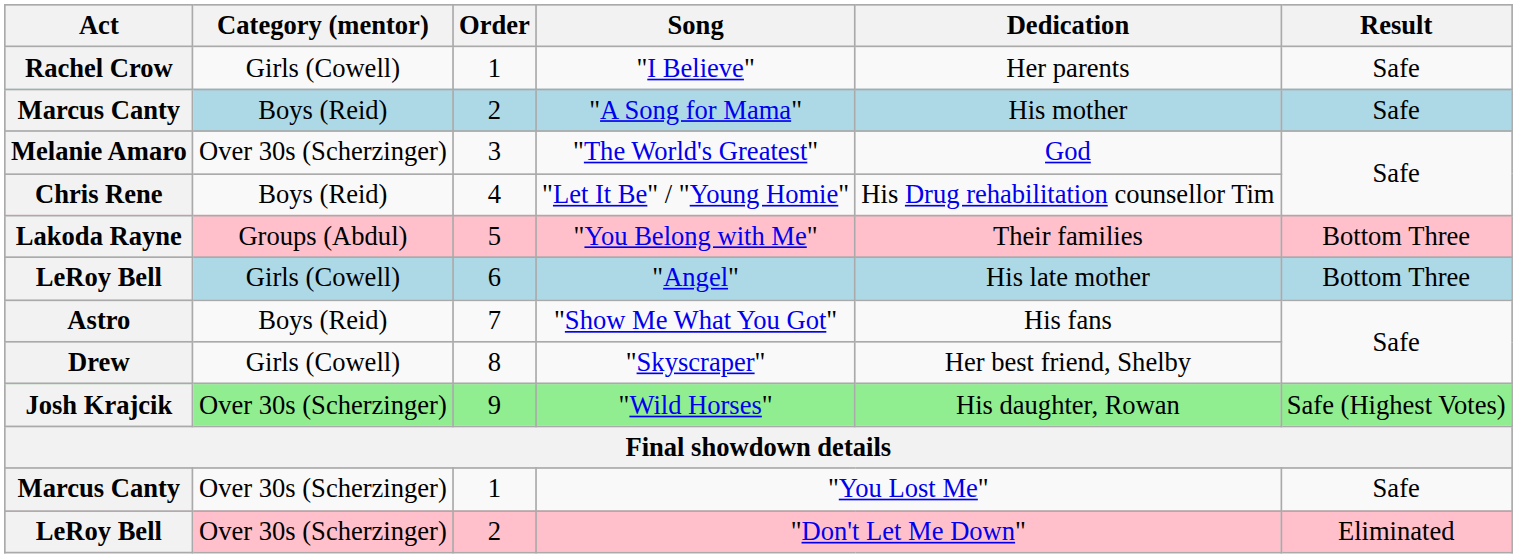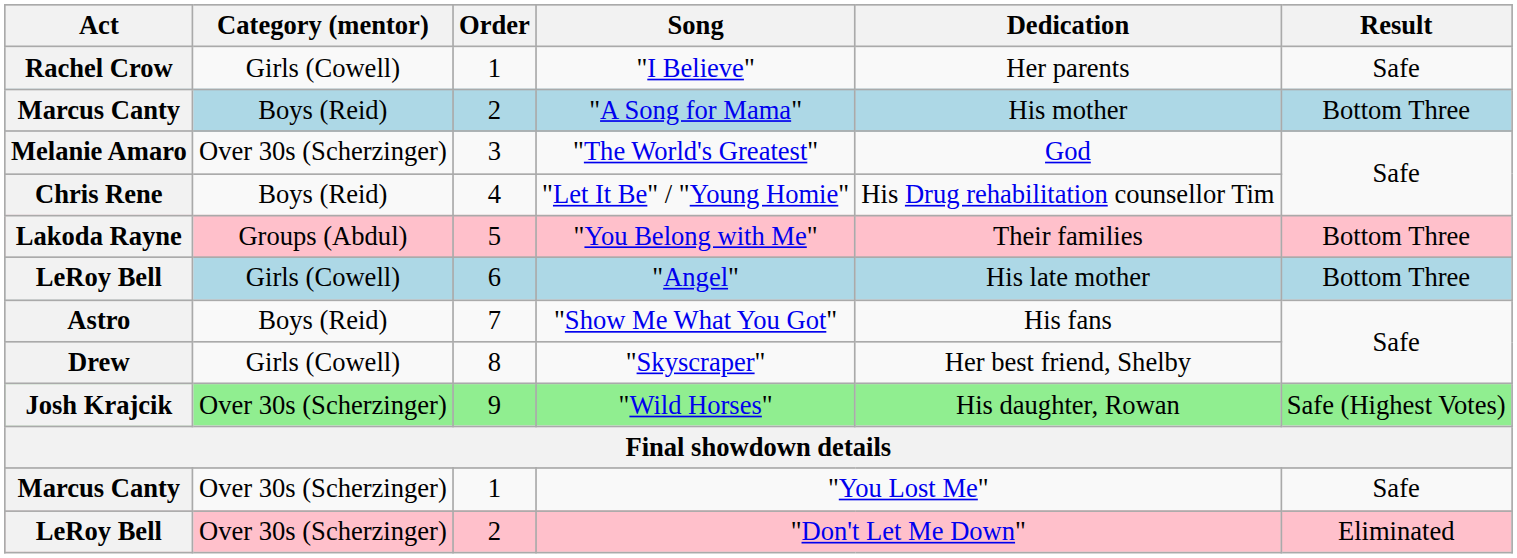(1396, 109) Safe -> (1396, 109) Bottom Three
